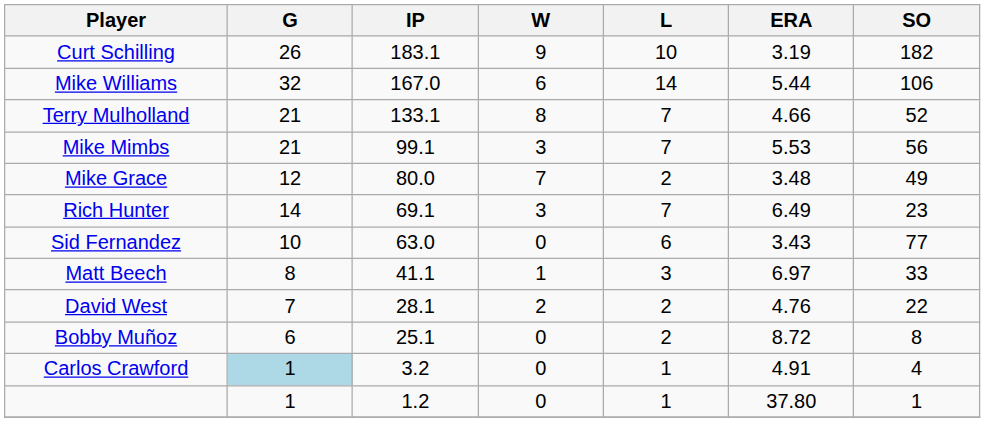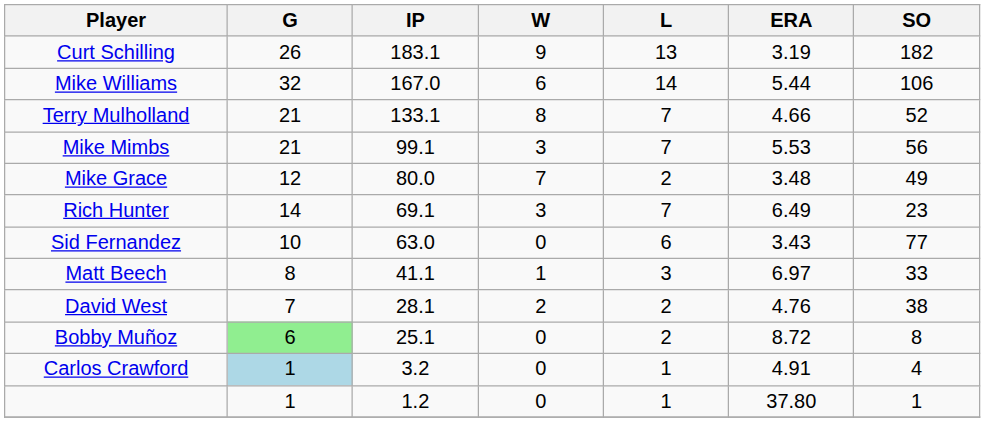(666, 52) 10 -> (666, 52) 13
(917, 305) 22 -> (917, 305) 38
(290, 337) no background -> (290, 337) lightgreen background
